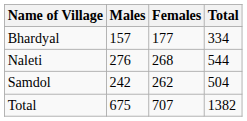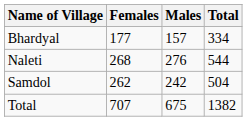columns swapped: (128, 15) <-> (177, 15)
